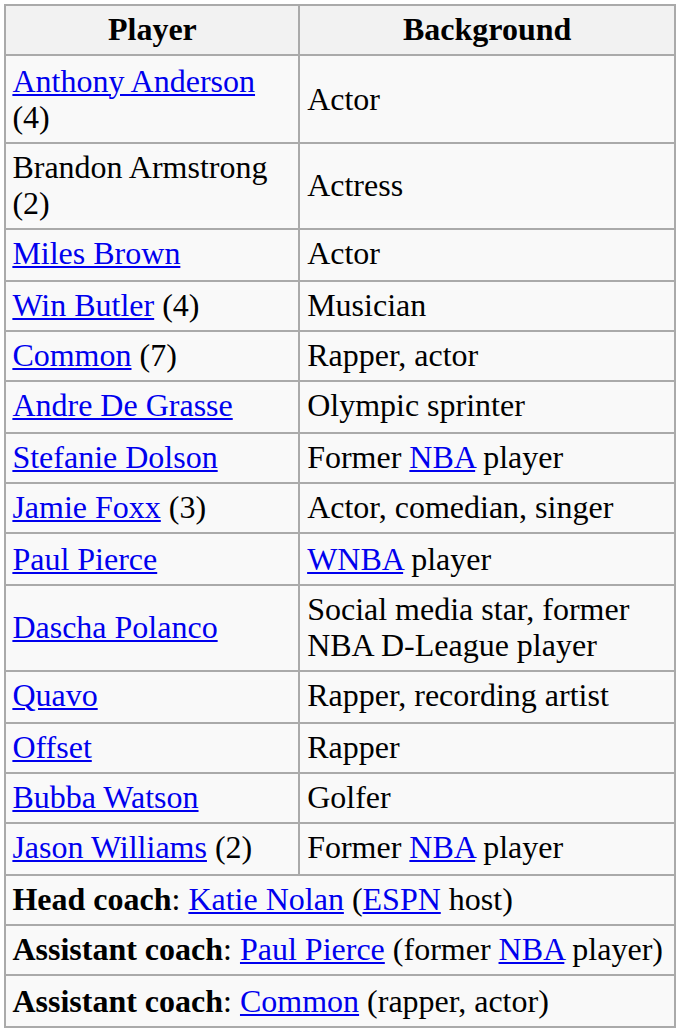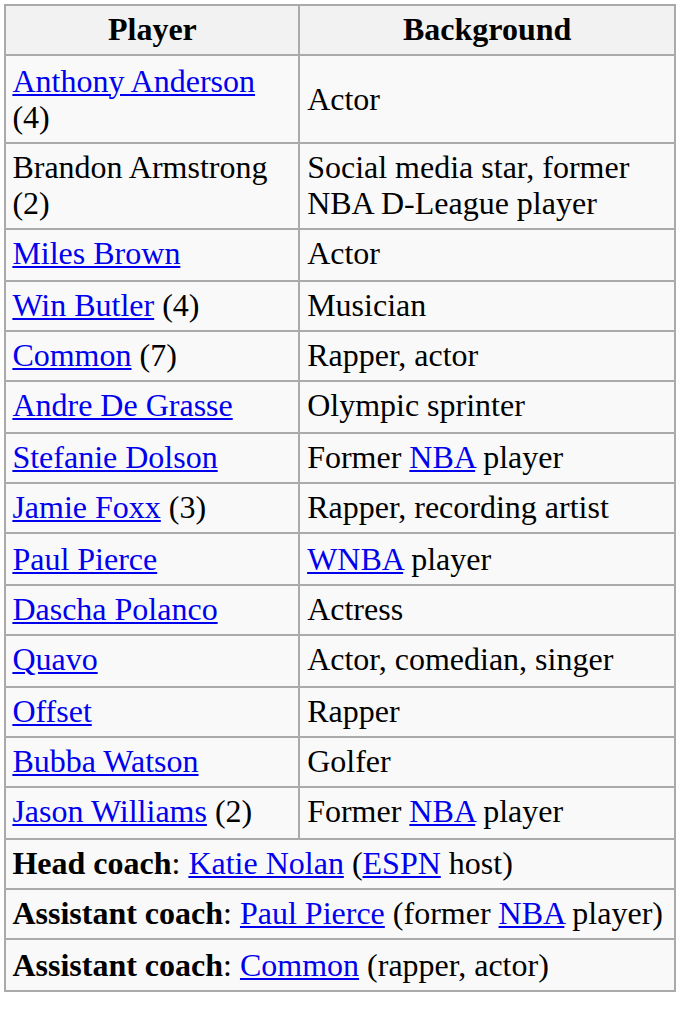(355, 185) Actress -> (468, 185) Social media star, former NBA D-League player
(460, 507) Actor, comedian, singer -> (458, 507) Rapper, recording artist
(468, 627) Social media star, former NBA D-League player -> (355, 609) Actress
(458, 696) Rapper, recording artist -> (460, 660) Actor, comedian, singer
